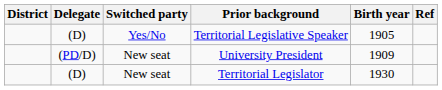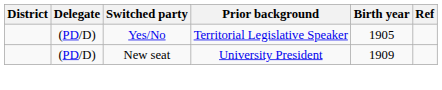(77, 34) (D) -> (77, 34) (PD/D)
- row: (271, 74)
